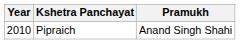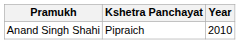columns swapped: (19, 13) <-> (186, 13)
